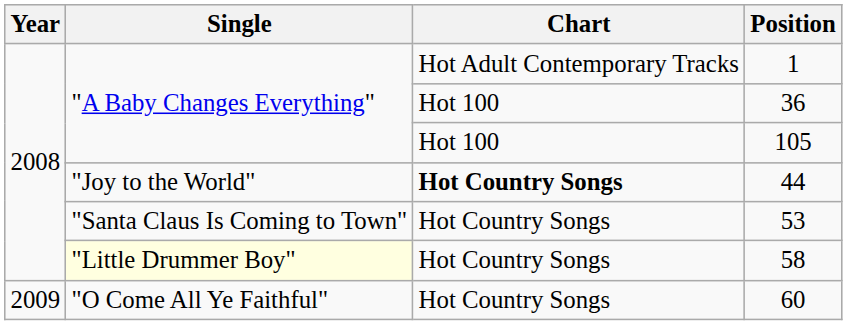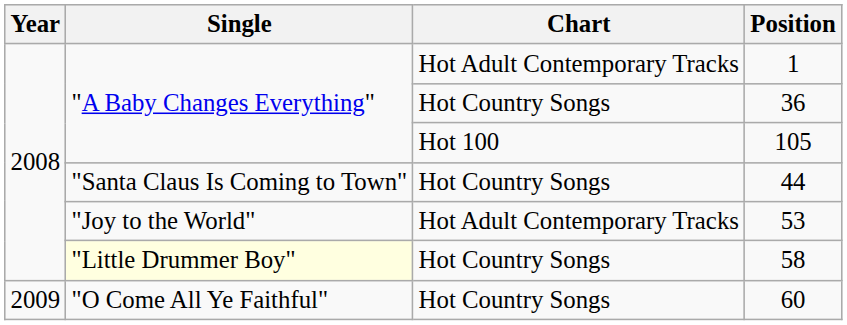(459, 102) Hot 100 -> (514, 102) Hot Country Songs
(163, 181) "Joy to the World" -> (239, 181) "Santa Claus Is Coming to Town"
(521, 181) bold -> (514, 181) normal
(239, 220) "Santa Claus Is Coming to Town" -> (163, 220) "Joy to the World"
(514, 220) Hot Country Songs -> (579, 220) Hot Adult Contemporary Tracks
